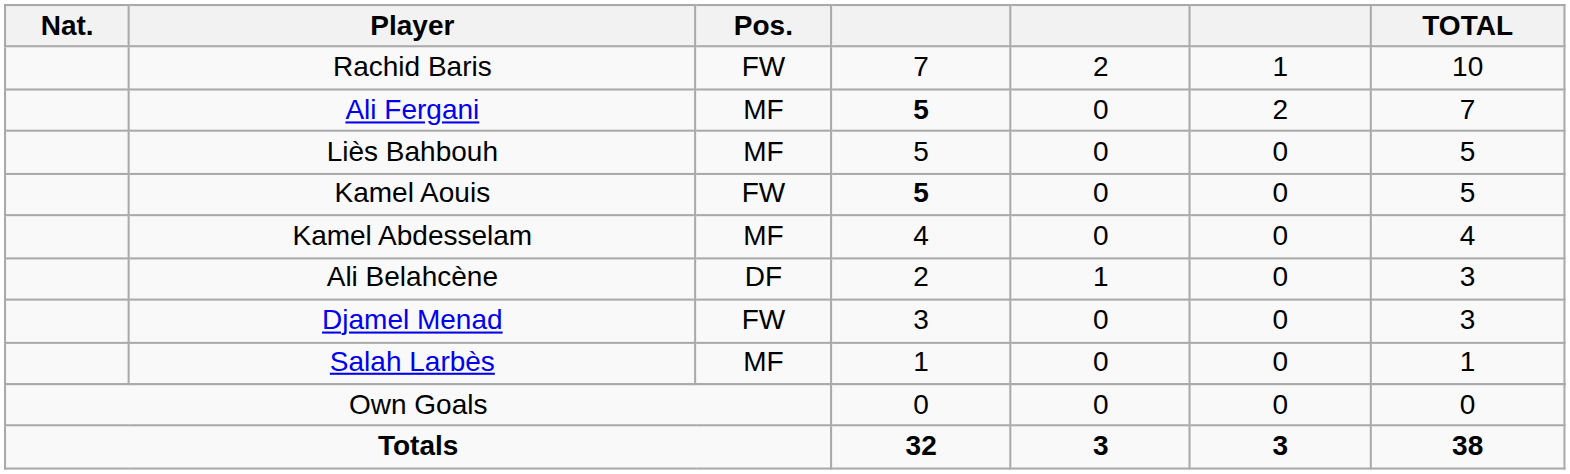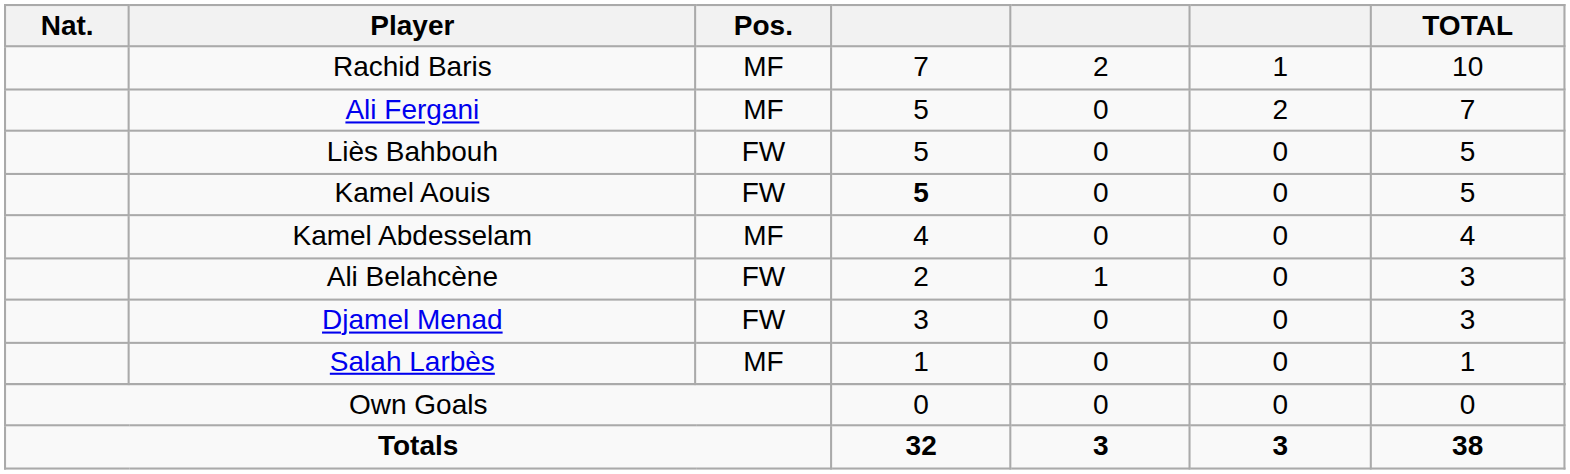(763, 67) FW -> (763, 67) MF
(921, 109) bold -> (921, 109) normal
(763, 151) MF -> (763, 151) FW
(763, 277) DF -> (763, 277) FW
